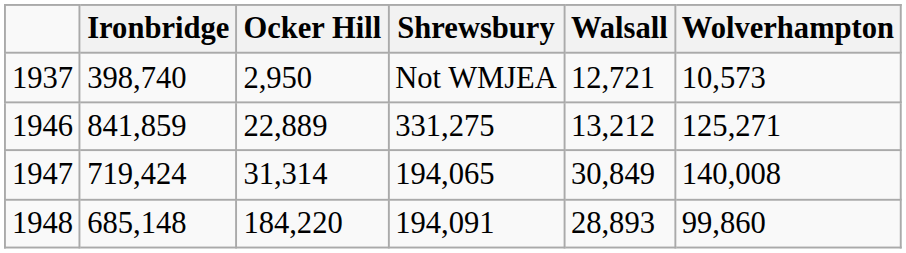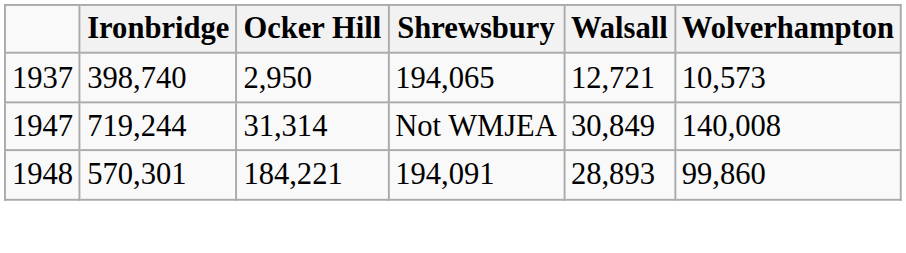(476, 77) Not WMJEA -> (445, 77) 194,065
- row: (43, 125)
(137, 174) 719,424 -> (137, 125) 719,244
(445, 174) 194,065 -> (476, 125) Not WMJEA
(137, 222) 685,148 -> (137, 174) 570,301
(293, 222) 184,220 -> (293, 174) 184,221
